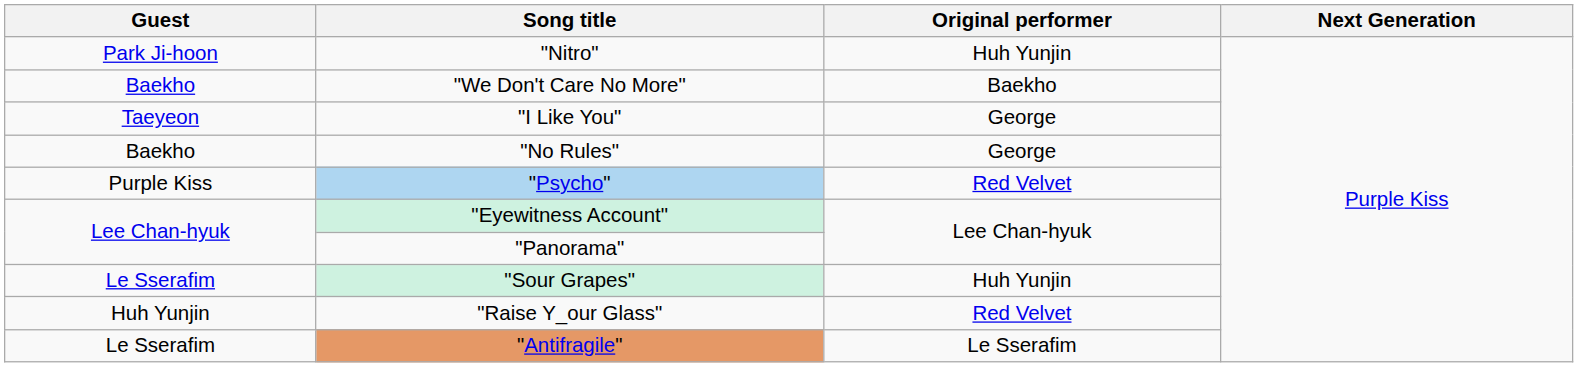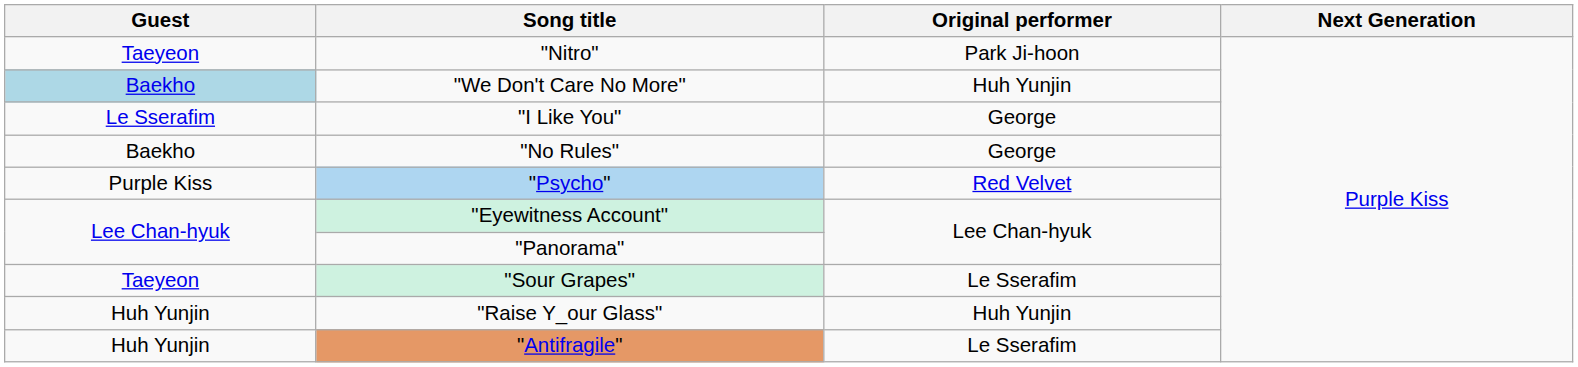(160, 53) Park Ji-hoon -> (160, 53) Taeyeon
(1022, 53) Huh Yunjin -> (1022, 53) Park Ji-hoon
(160, 85) no background -> (160, 85) lightblue background
(1022, 85) Baekho -> (1022, 85) Huh Yunjin
(160, 118) Taeyeon -> (160, 118) Le Sserafim
(160, 280) Le Sserafim -> (160, 280) Taeyeon
(1022, 280) Huh Yunjin -> (1022, 280) Le Sserafim
(1022, 313) Red Velvet -> (1022, 313) Huh Yunjin
(160, 345) Le Sserafim -> (160, 345) Huh Yunjin
